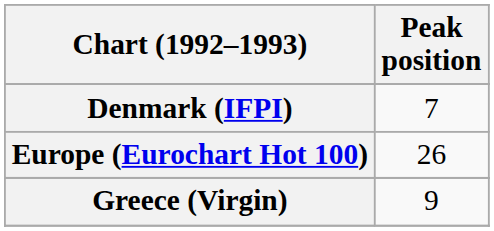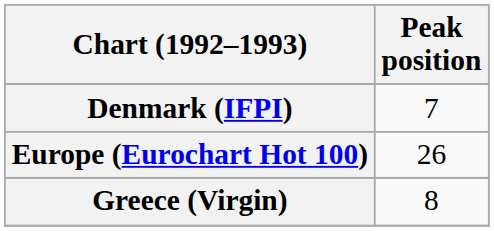(431, 201) 9 -> (431, 201) 8
